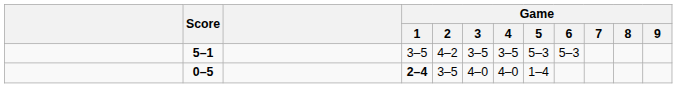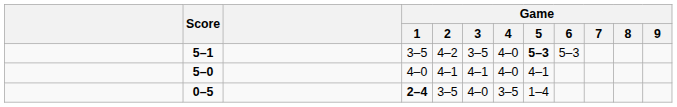(508, 53) 3–5 -> (508, 53) 4–0
(539, 53) normal -> (539, 53) bold
+ row: (203, 72)
(508, 72) 4–0 -> (508, 92) 3–5
